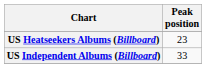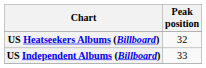(182, 39) 23 -> (182, 39) 32
